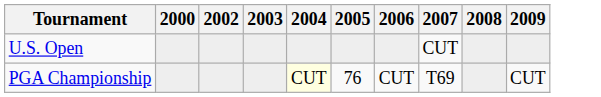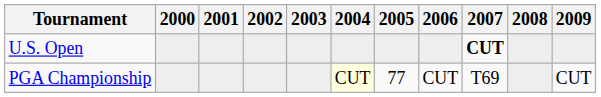+ column: (221, 19)
(440, 48) normal -> (485, 48) bold
(353, 77) 76 -> (396, 77) 77
